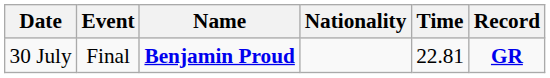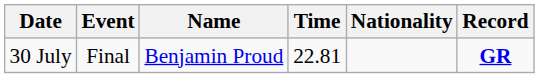columns swapped: (355, 21) <-> (440, 21)
(220, 55) bold -> (214, 55) normal
